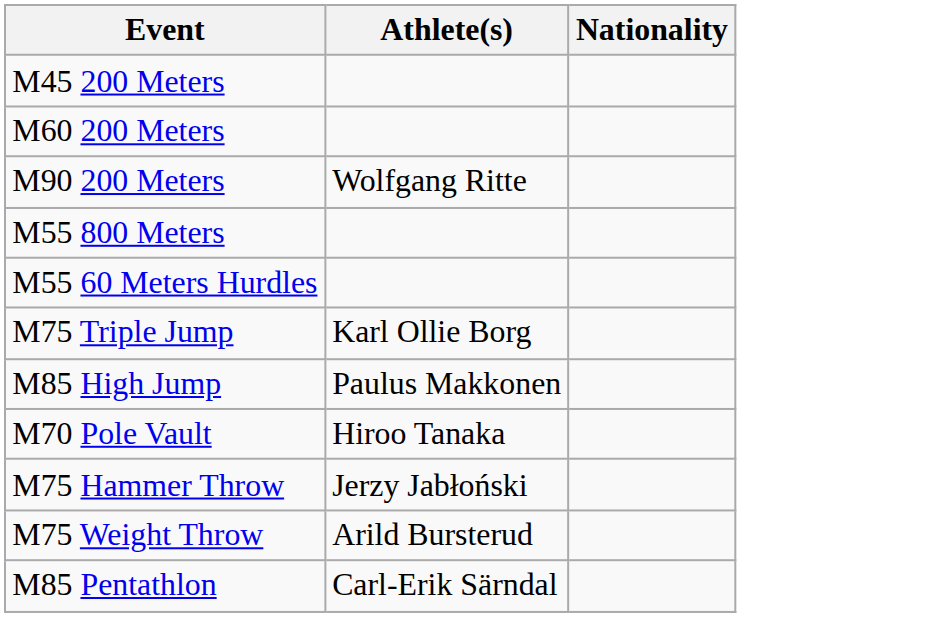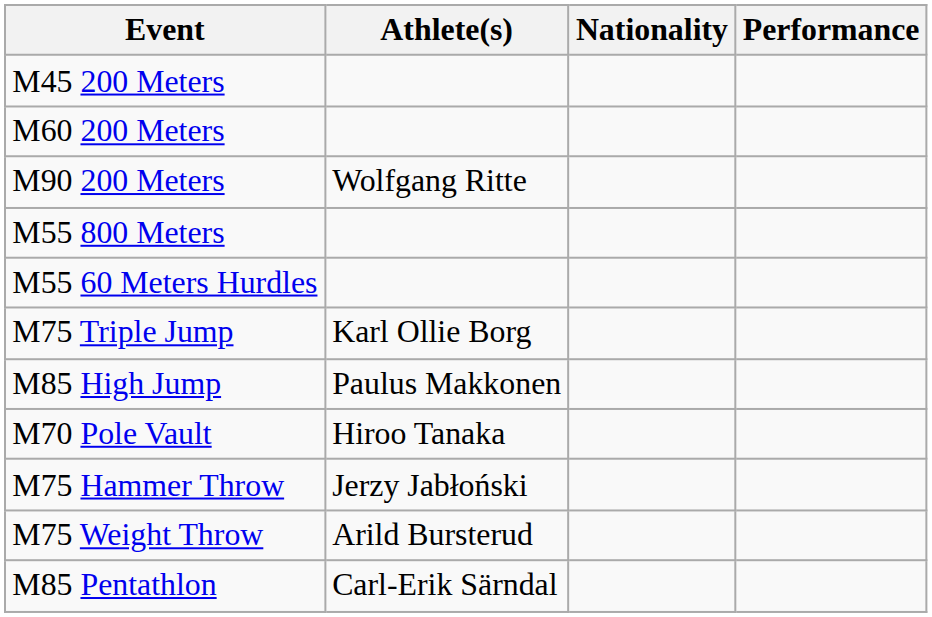+ column: (831, 29)
